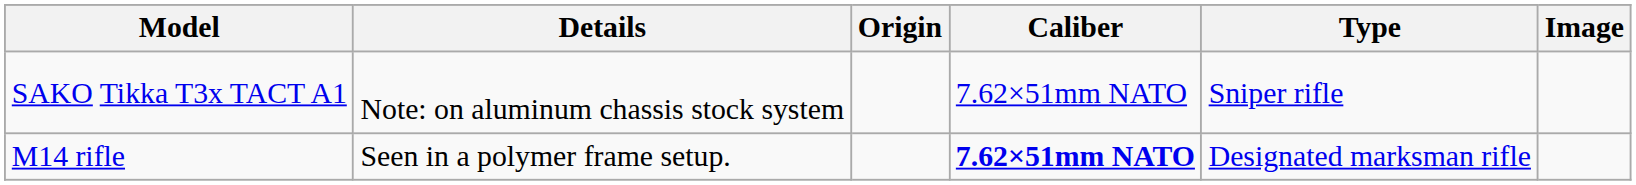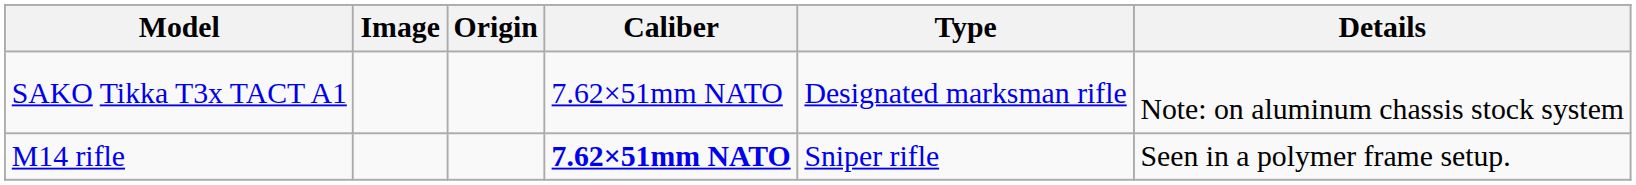columns swapped: (1584, 28) <-> (602, 28)
(1276, 92) Sniper rifle -> (966, 92) Designated marksman rifle
(1370, 155) Designated marksman rifle -> (872, 155) Sniper rifle
